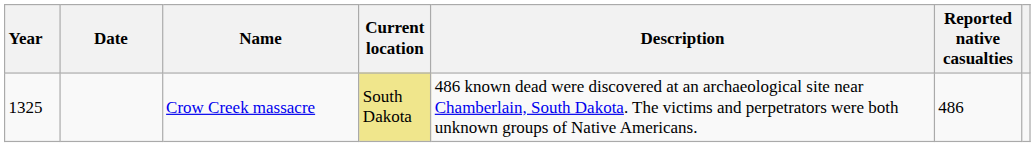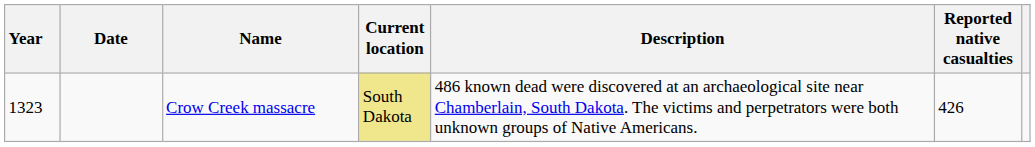(26, 107) 1325 -> (26, 107) 1323
(951, 107) 486 -> (951, 107) 426
